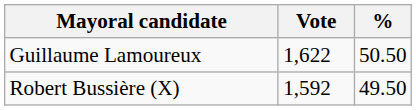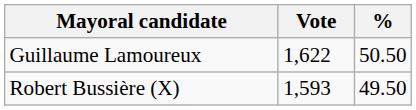(307, 88) 1,592 -> (307, 88) 1,593
